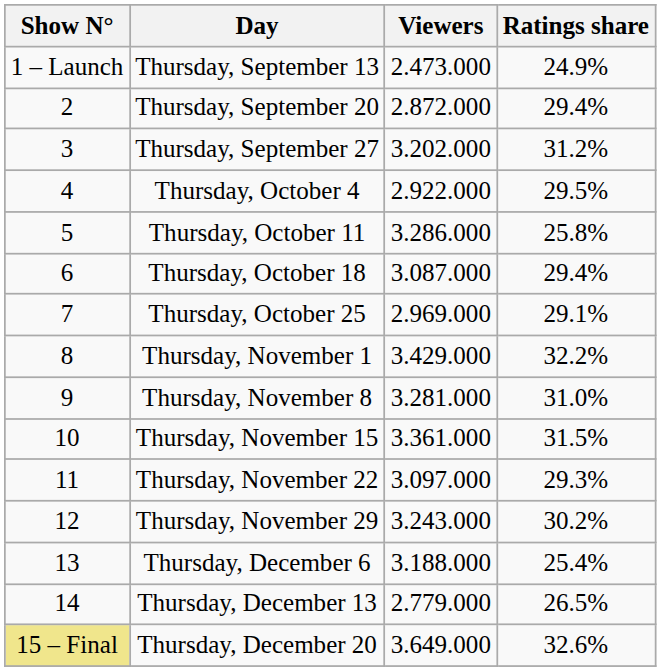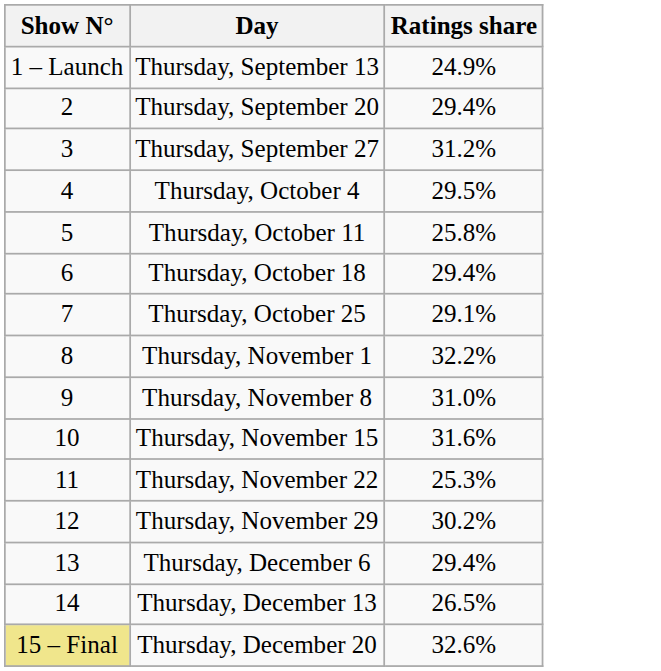- column: (441, 25)
(576, 438) 31.5% -> (464, 438) 31.6%
(576, 480) 29.3% -> (464, 480) 25.3%
(576, 562) 25.4% -> (464, 562) 29.4%
